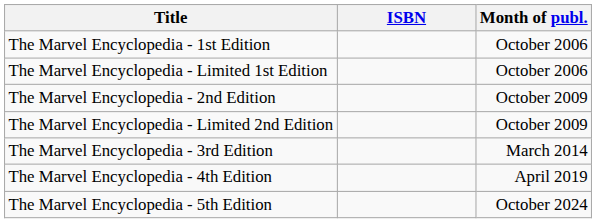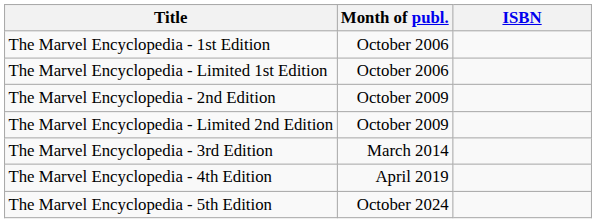columns swapped: (406, 17) <-> (534, 17)
